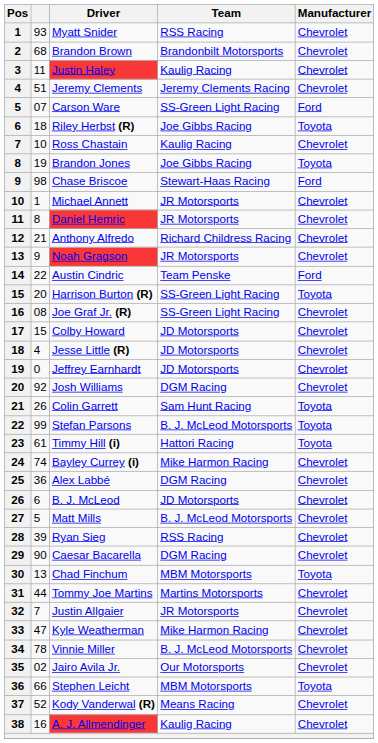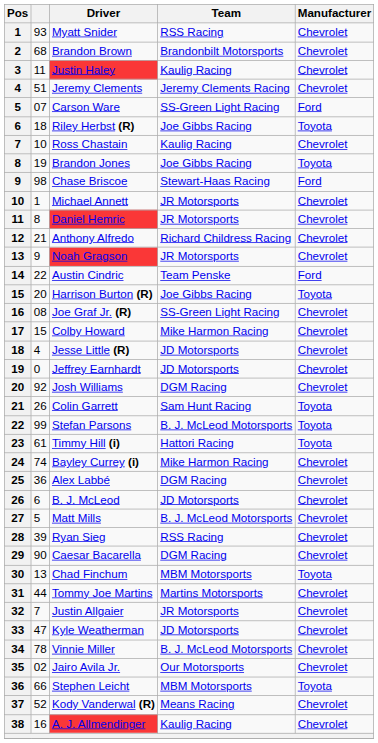(220, 293) SS-Green Light Racing -> (206, 293) Joe Gibbs Racing
(200, 331) JD Motorsports -> (214, 331) Mike Harmon Racing
(214, 630) Mike Harmon Racing -> (200, 630) JD Motorsports
